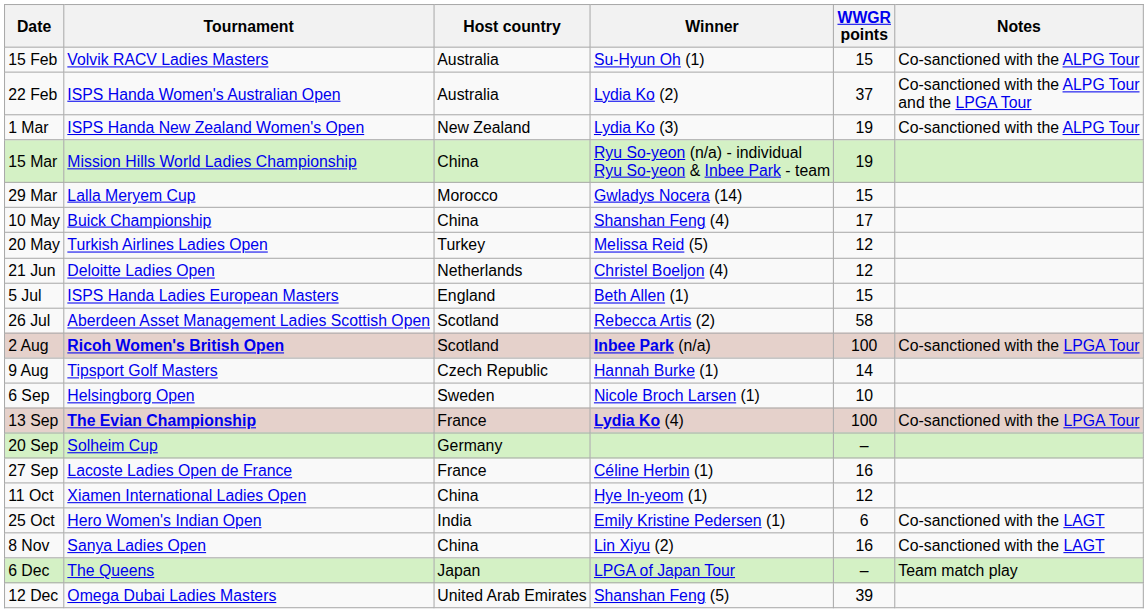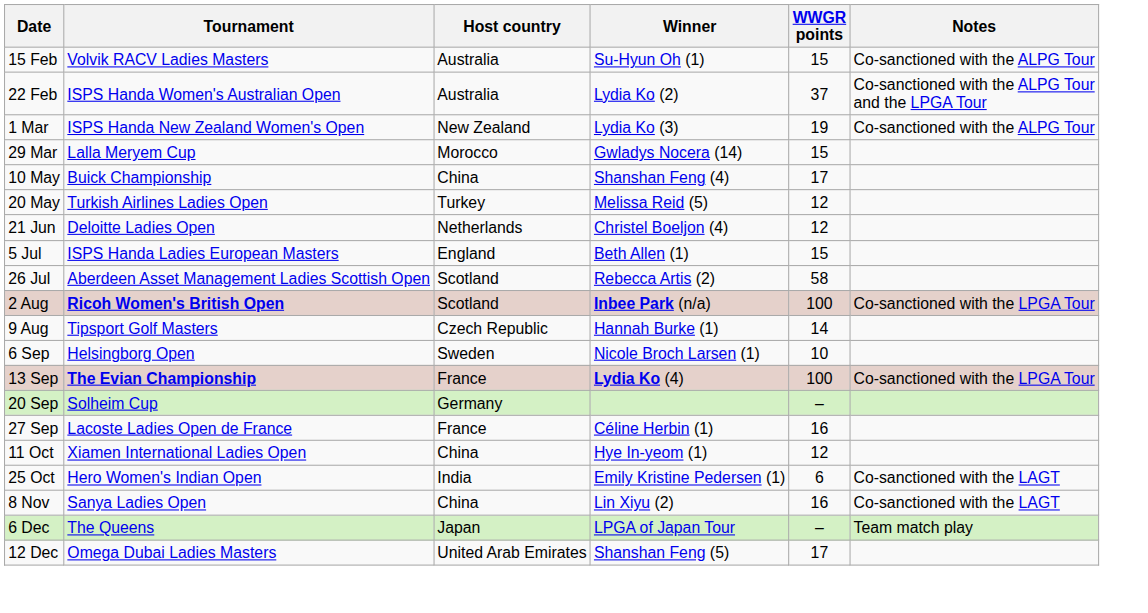- row: (33, 162)
(864, 596) 39 -> (819, 553) 17
